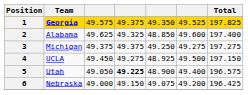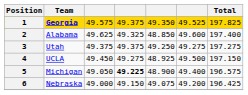(64, 47) Michigan -> (55, 47) Utah
(55, 72) Utah -> (64, 72) Michigan
